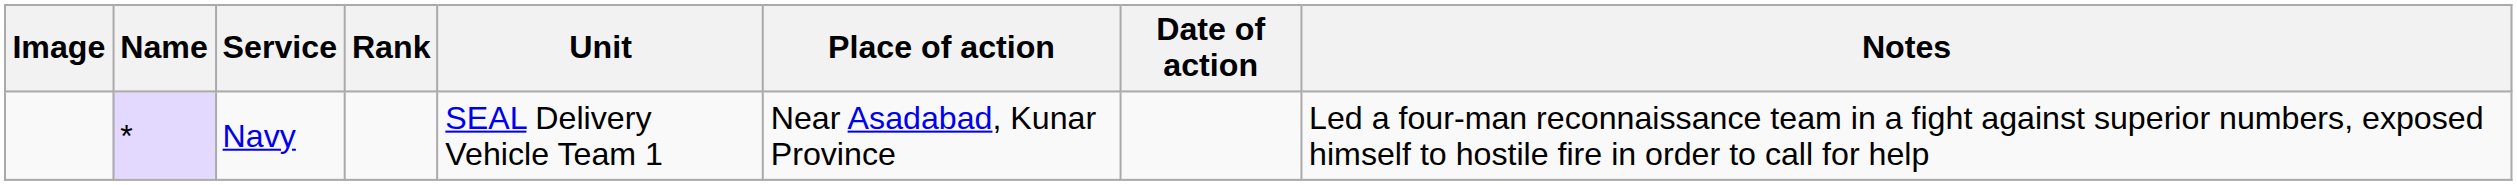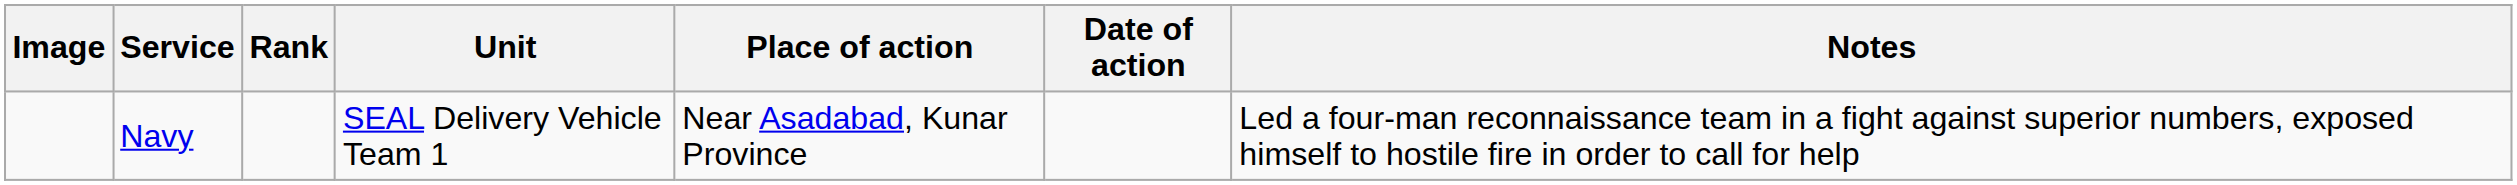- column: (164, 48)
